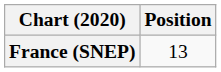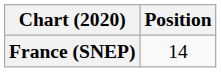(178, 50) 13 -> (178, 50) 14
